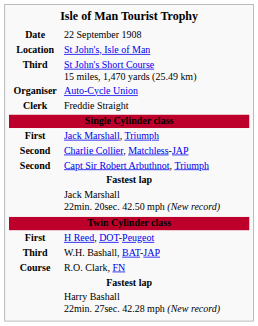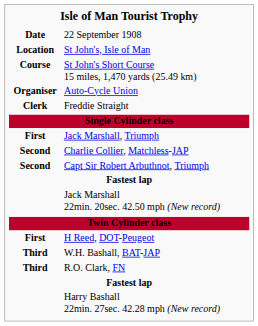(35, 64) Third -> (35, 64) Course
(35, 267) Course -> (35, 267) Third
